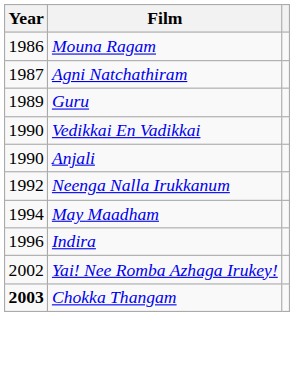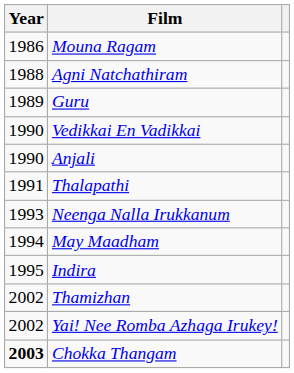(26, 74) 1987 -> (26, 74) 1988
+ row: (91, 185)
(26, 185) 1992 -> (26, 213) 1993
(26, 241) 1996 -> (26, 269) 1995
+ row: (91, 297)
